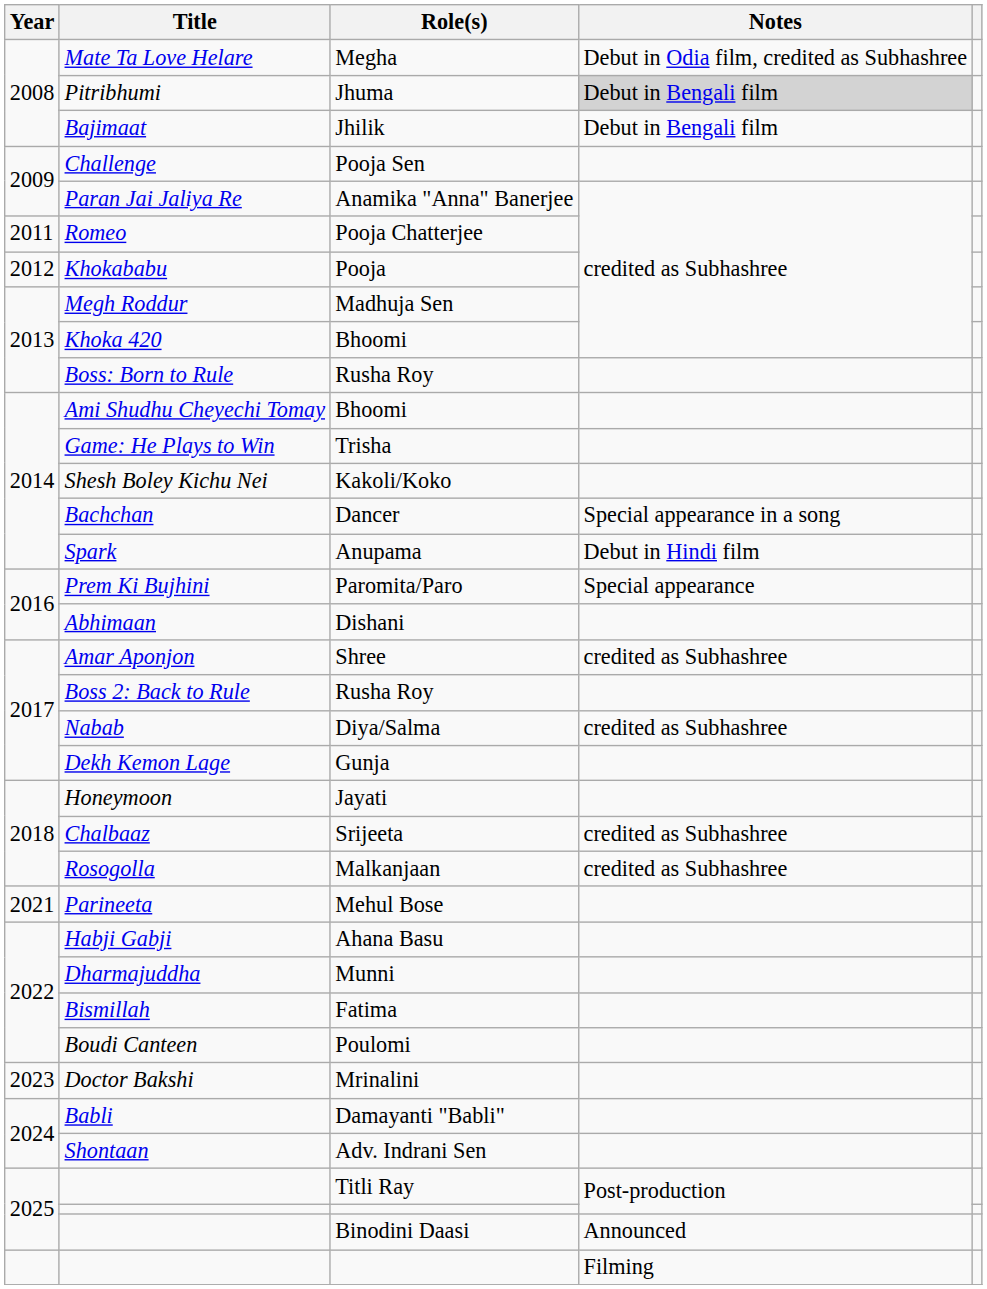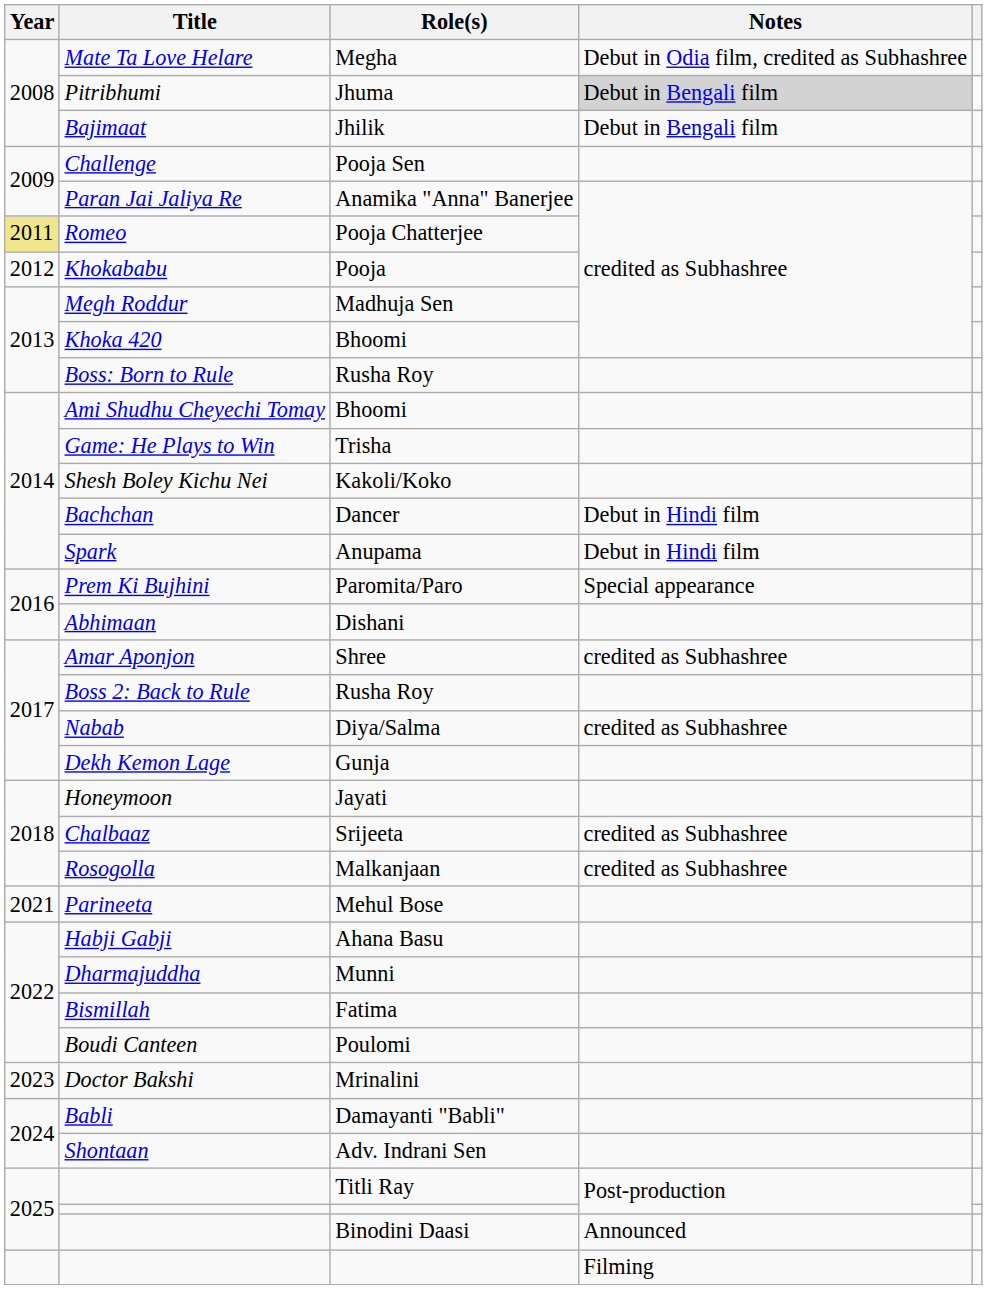(32, 233) no background -> (32, 233) khaki background
(712, 515) Special appearance in a song -> (672, 515) Debut in Hindi film
